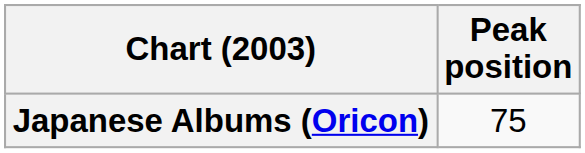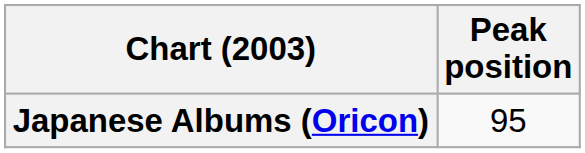(508, 119) 75 -> (508, 119) 95
